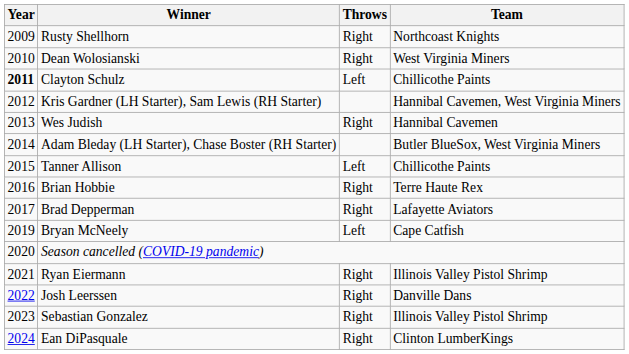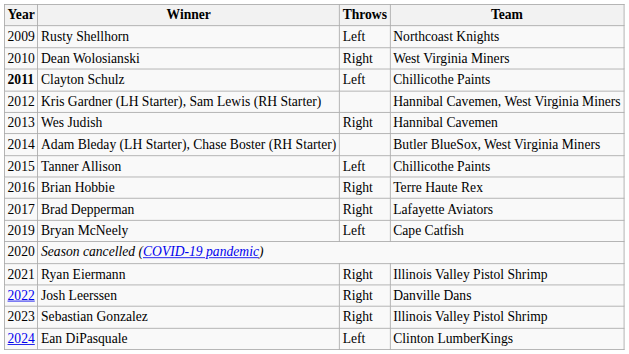(358, 36) Right -> (354, 36) Left
(358, 338) Right -> (354, 338) Left
